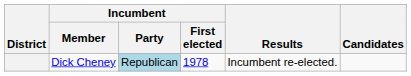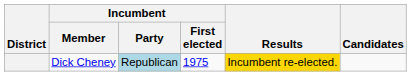(196, 62) 1978 -> (196, 62) 1975
(282, 62) no background -> (282, 62) gold background
